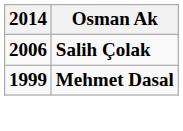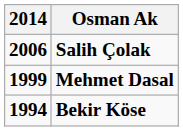+ row: (101, 110)
